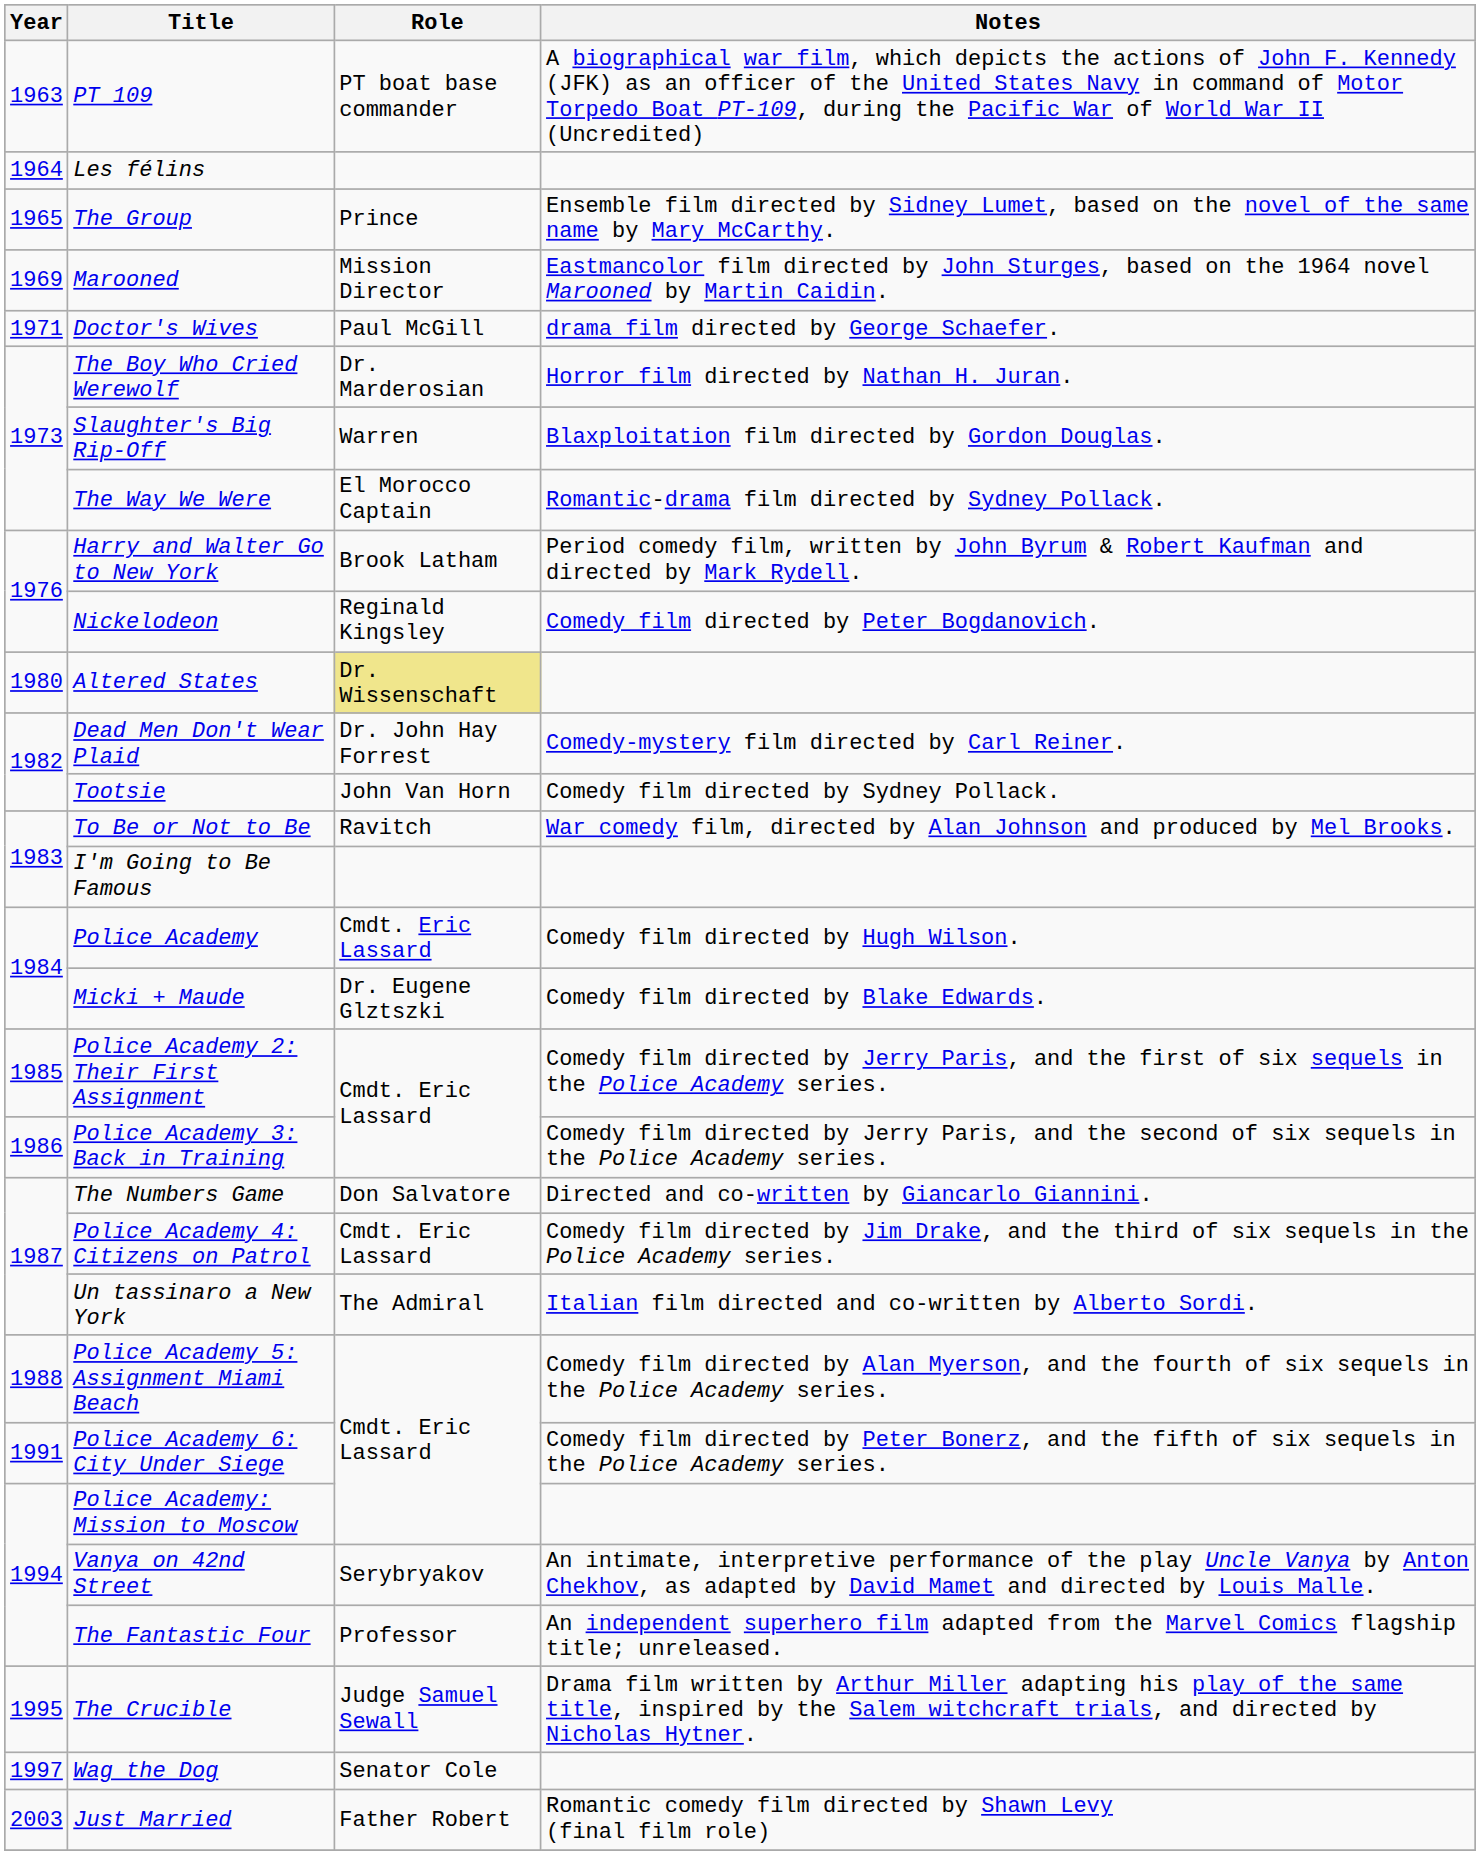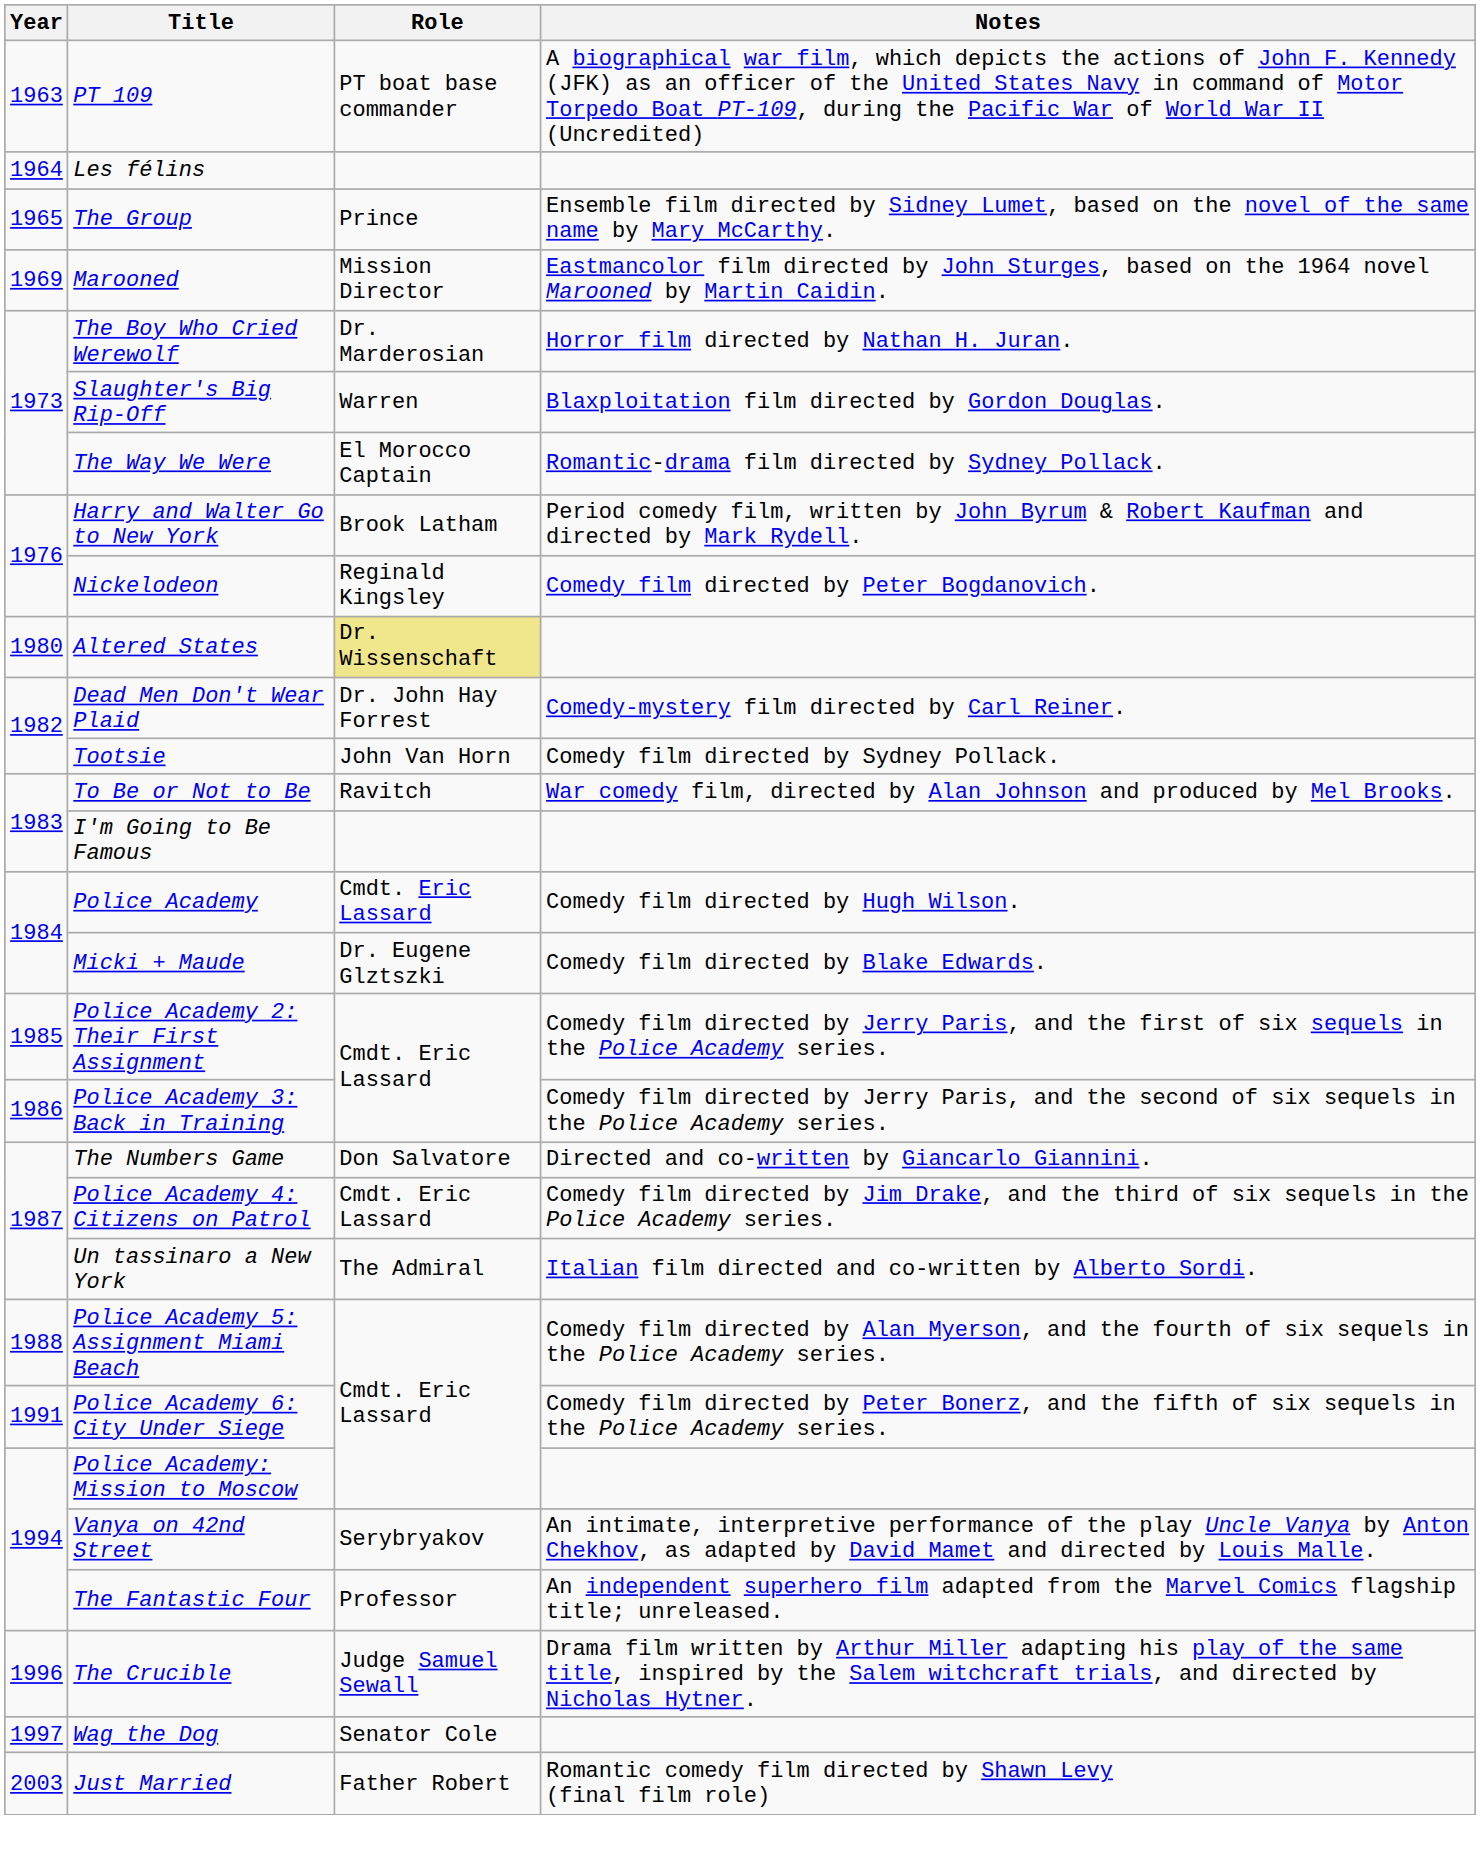- row: (166, 329)
(36, 1710) 1995 -> (36, 1674) 1996
